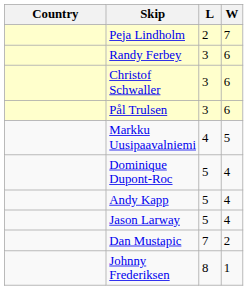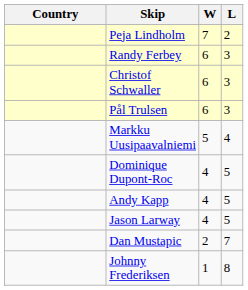columns swapped: (232, 14) <-> (210, 14)
